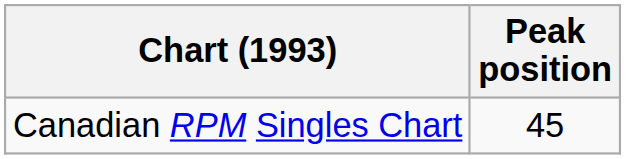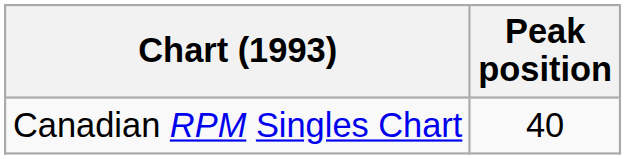(545, 125) 45 -> (545, 125) 40
